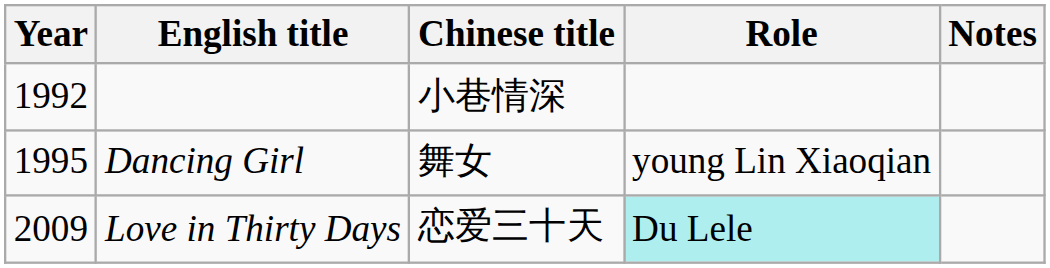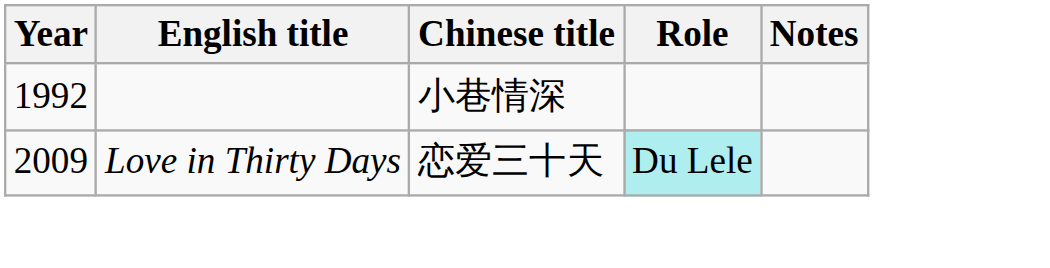- row: (205, 162)
